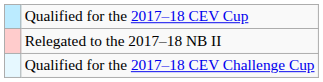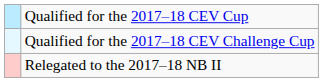rows swapped: (170, 65) <-> (123, 41)
